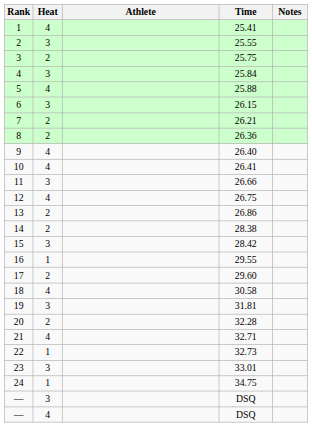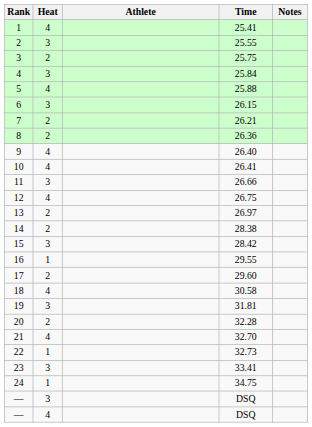(246, 213) 26.86 -> (246, 213) 26.97
(246, 337) 32.71 -> (246, 337) 32.70
(246, 368) 33.01 -> (246, 368) 33.41
